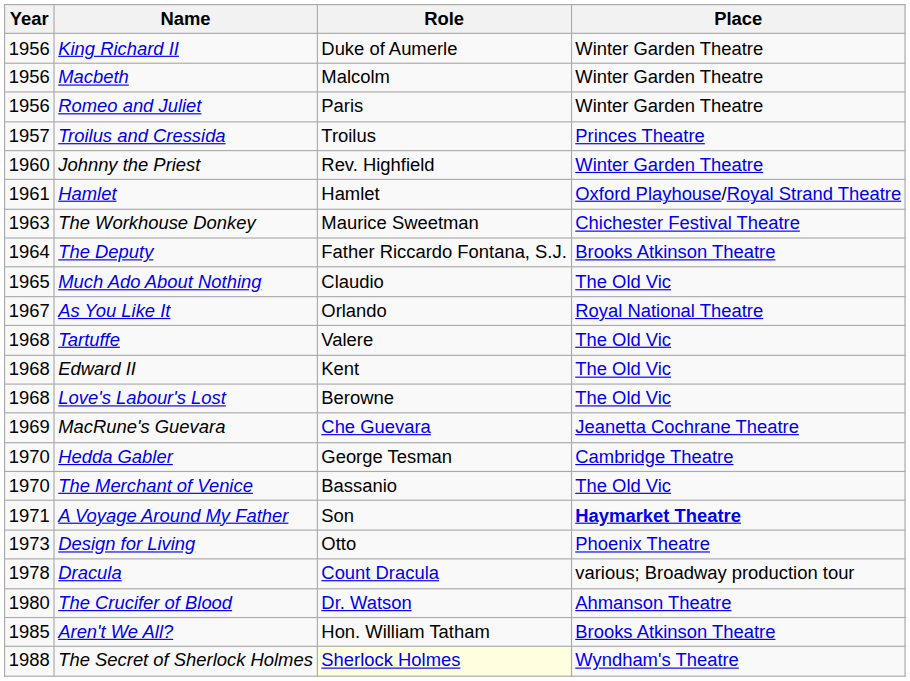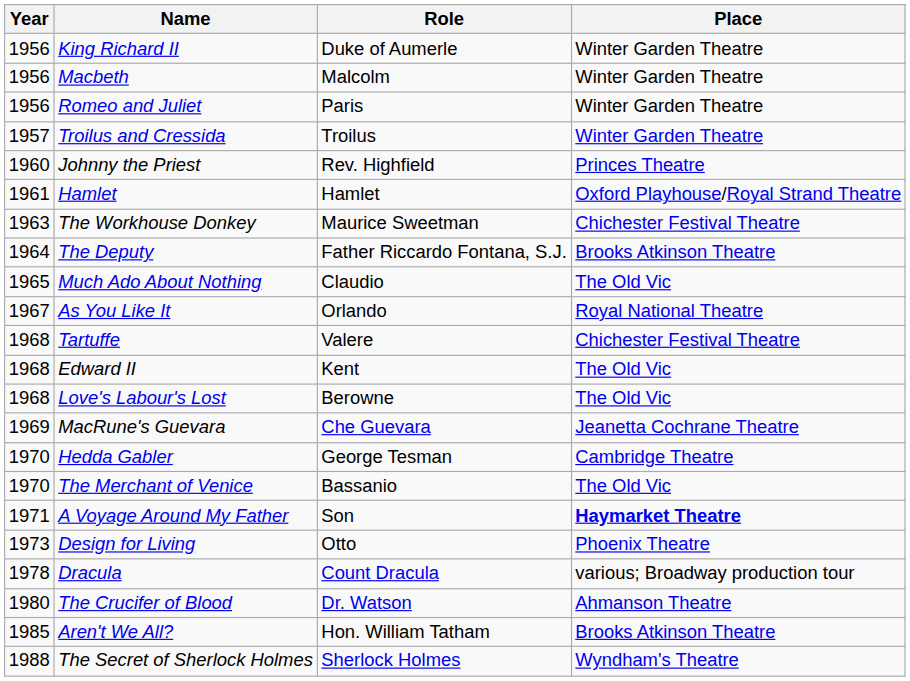(640, 135) Princes Theatre -> (669, 135) Winter Garden Theatre
(669, 164) Winter Garden Theatre -> (640, 164) Princes Theatre
(623, 340) The Old Vic -> (688, 340) Chichester Festival Theatre
(391, 661) lightyellow background -> (391, 661) no background
